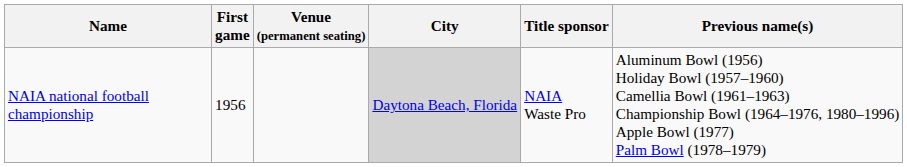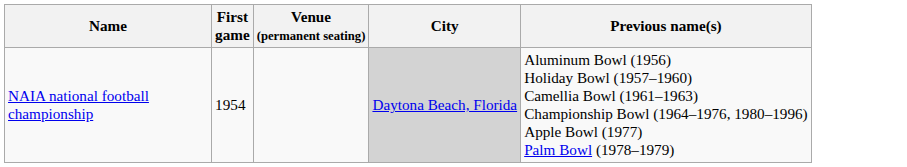- column: (566, 26)
(230, 105) 1956 -> (230, 105) 1954
